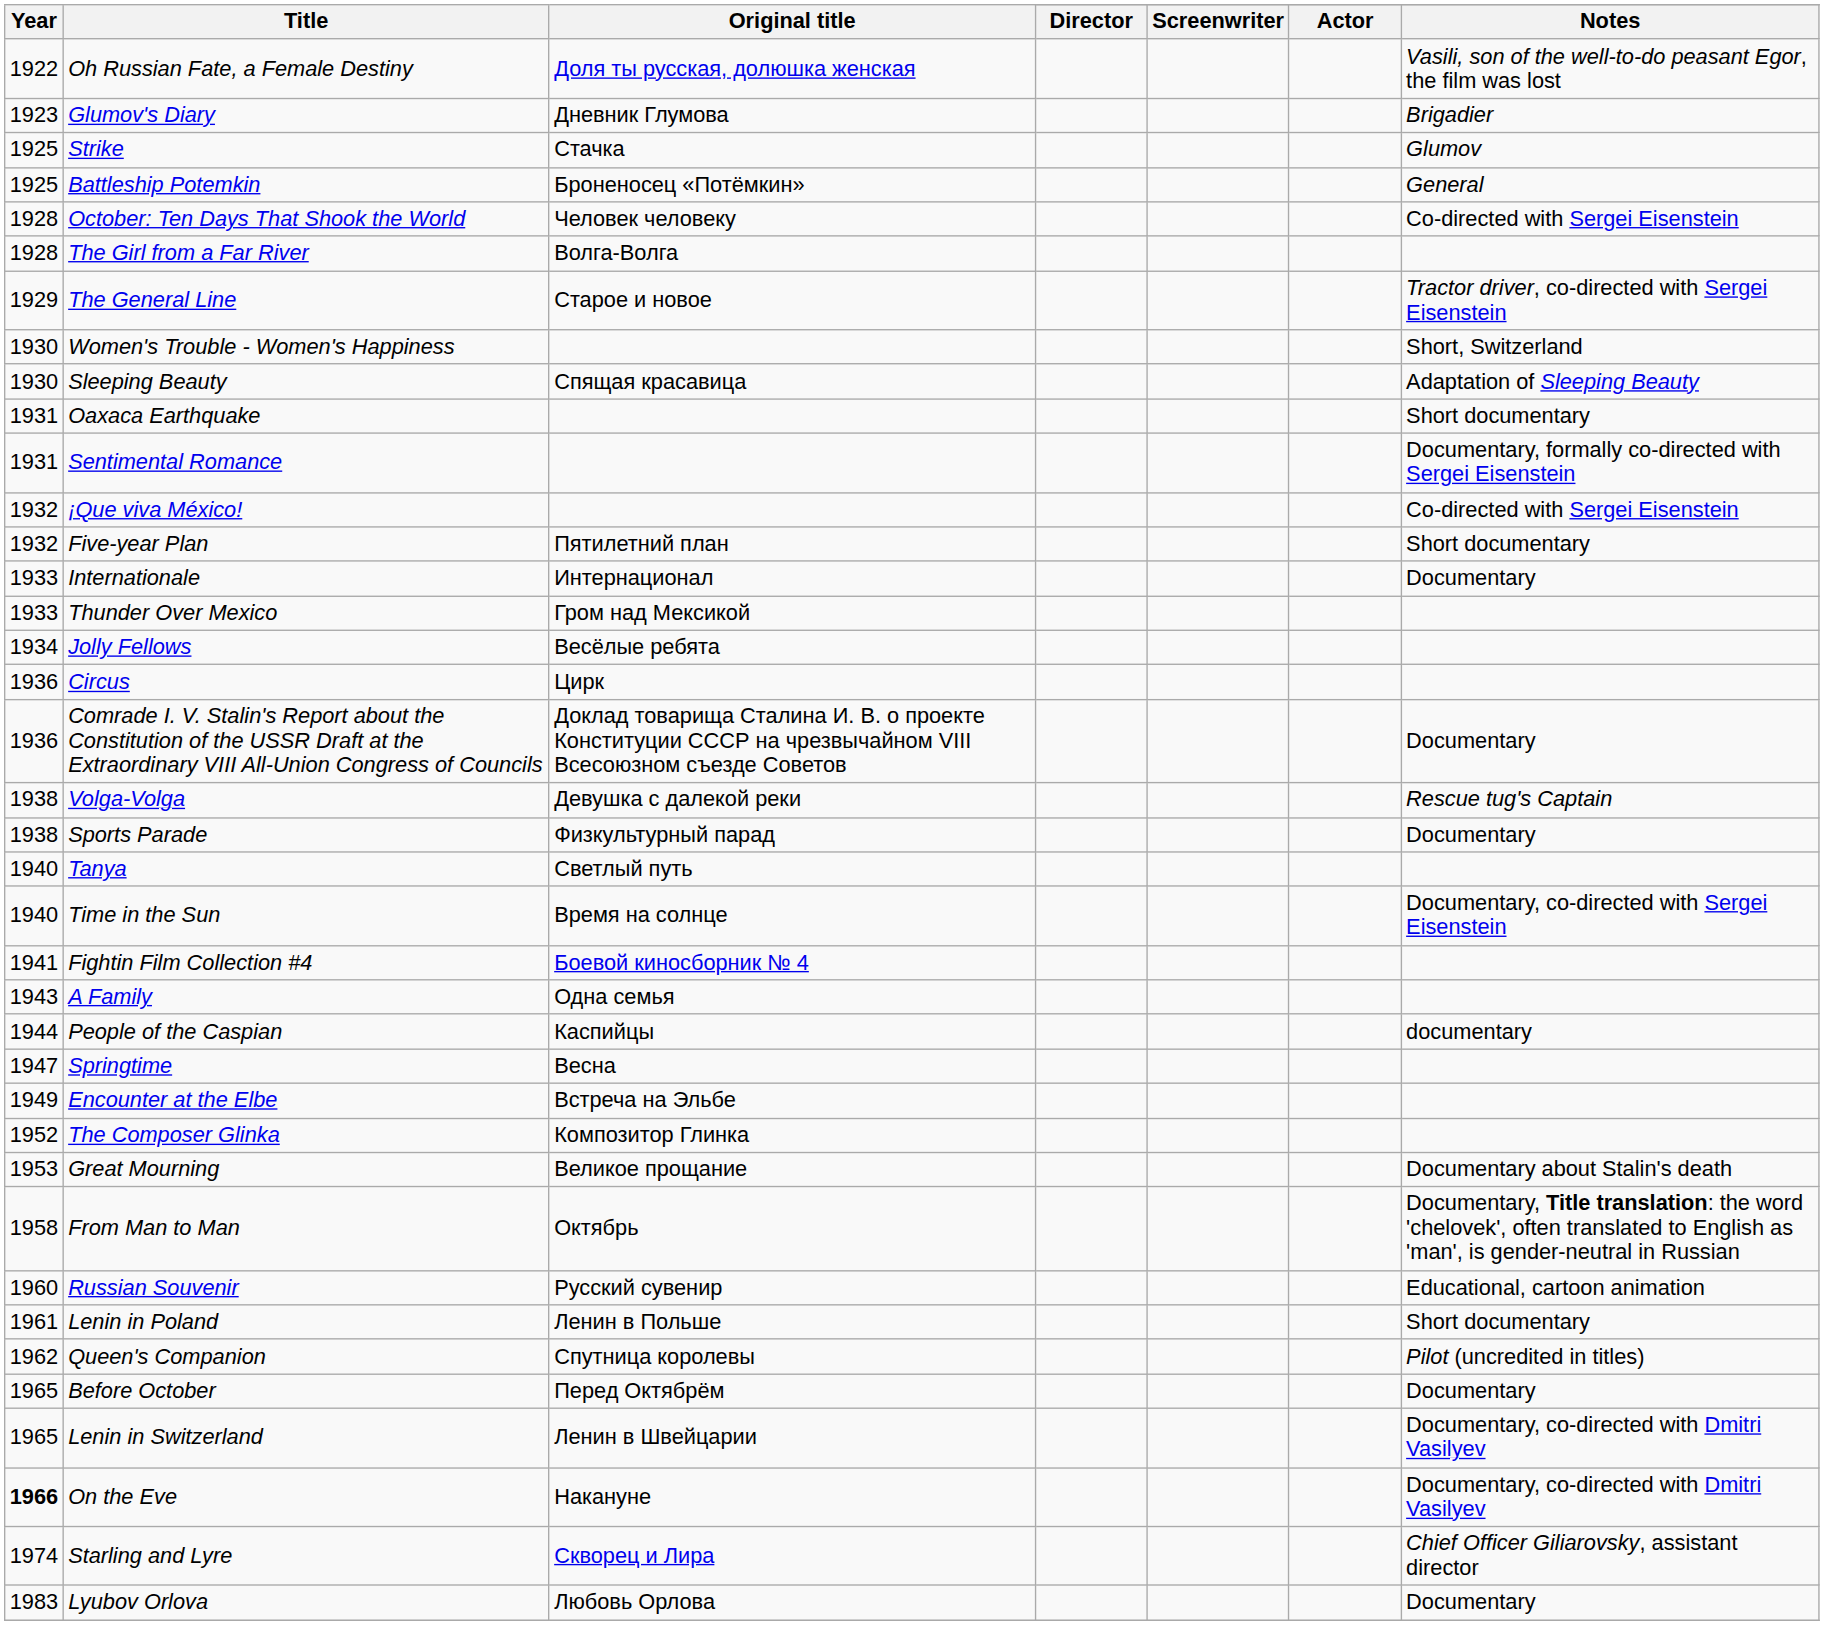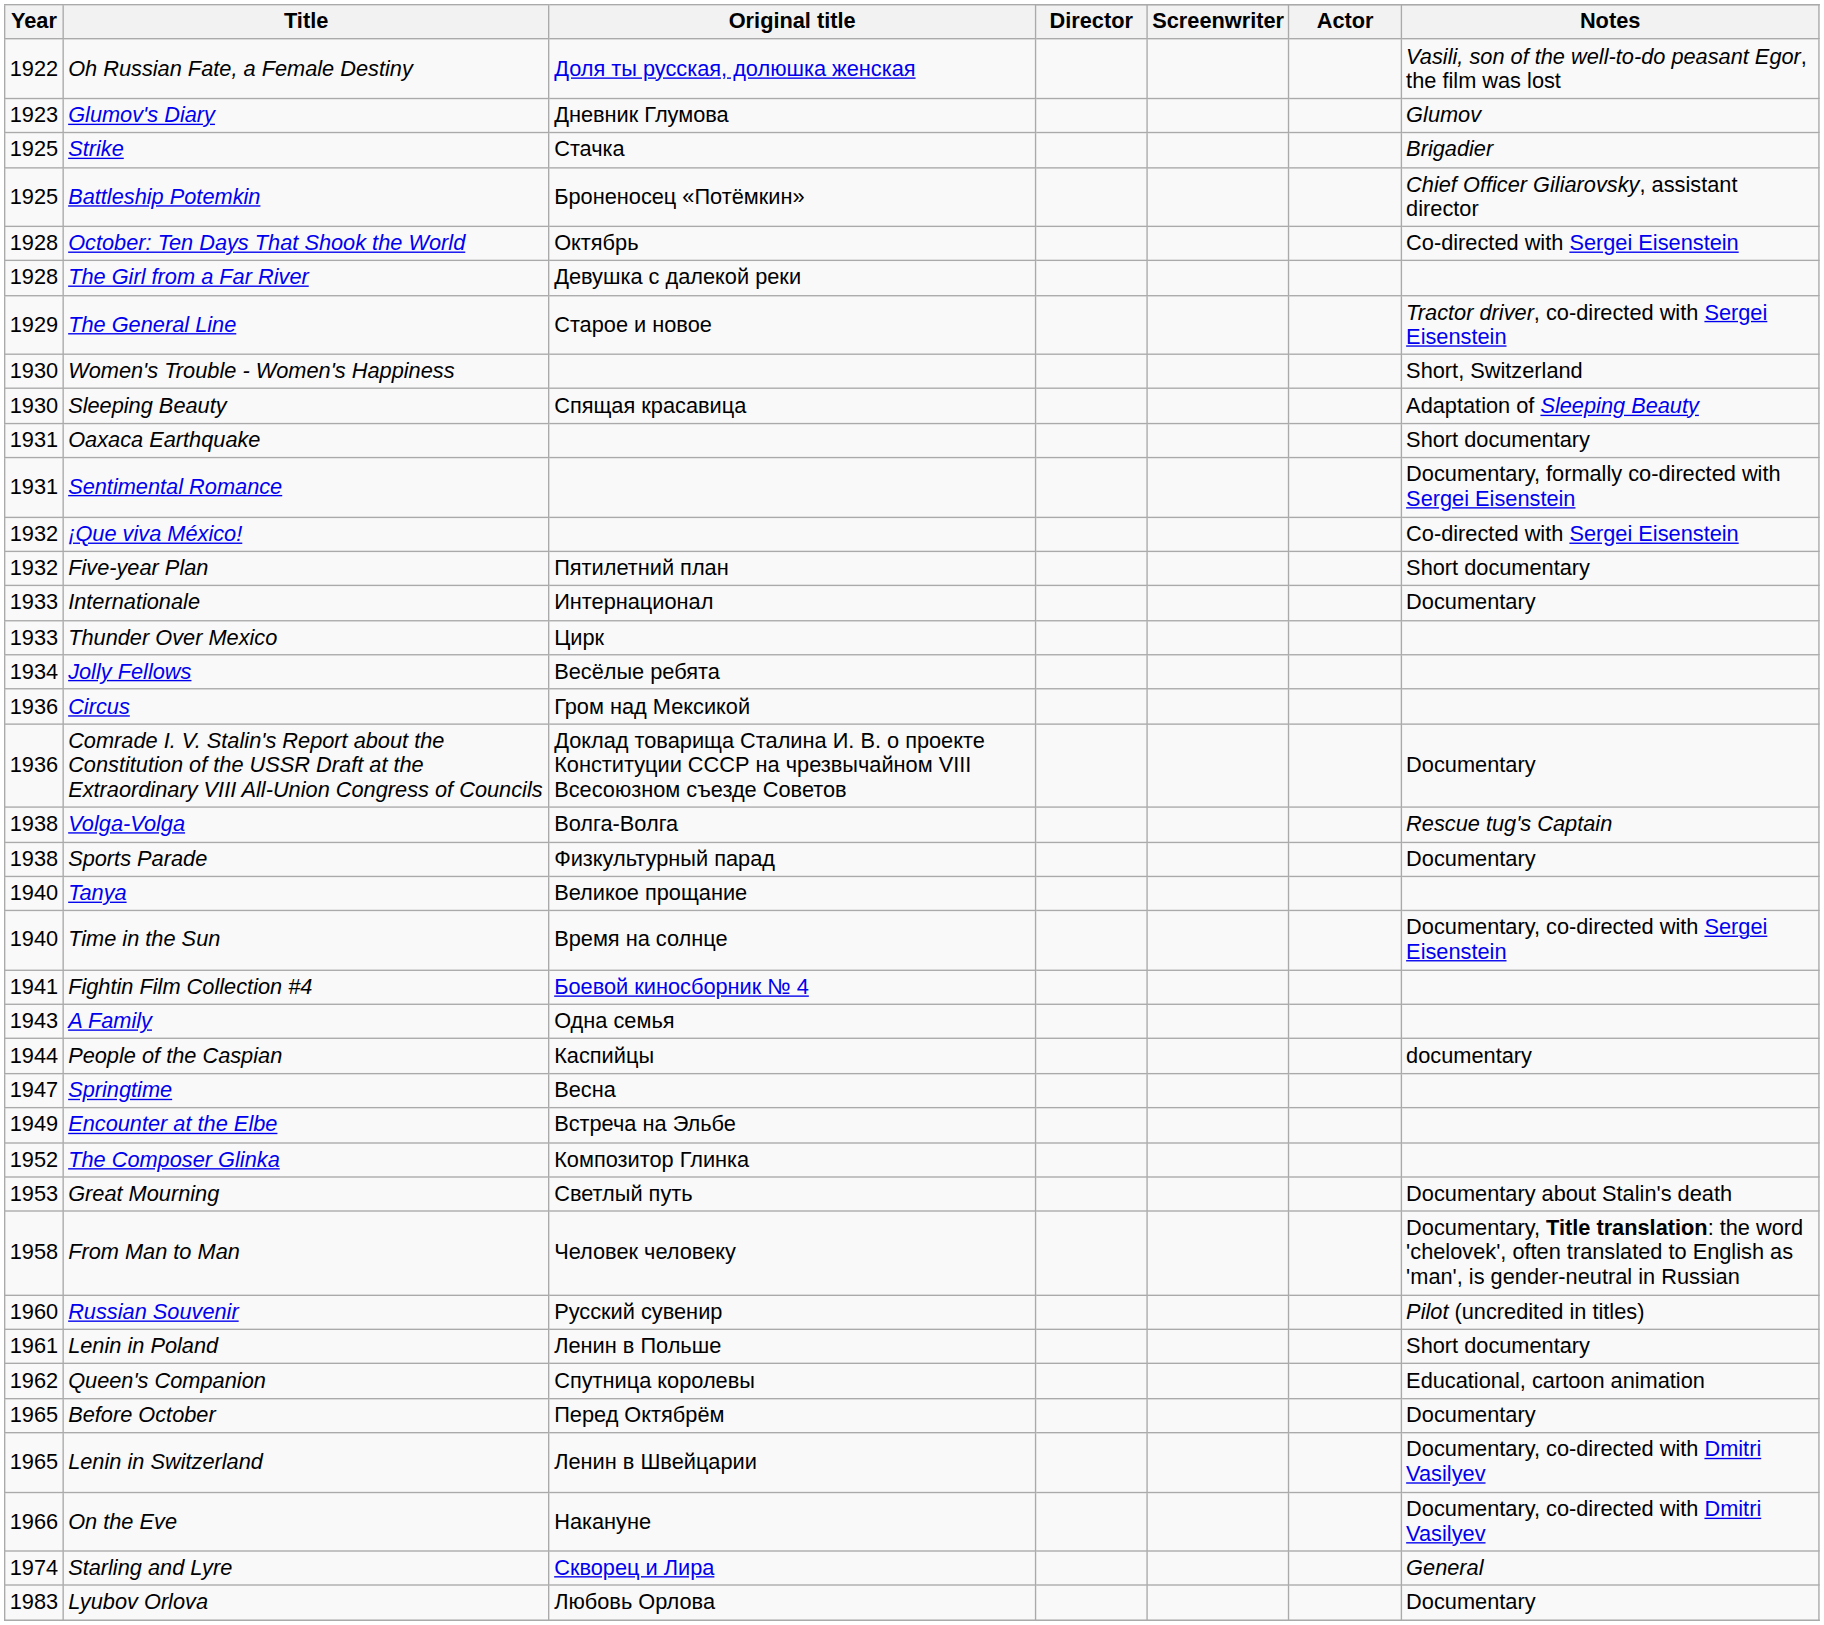(1450, 115) Brigadier -> (1444, 115) Glumov
(1444, 149) Glumov -> (1450, 149) Brigadier
(1445, 184) General -> (1572, 196) Chief Officer Giliarovsky, assistant director
(645, 218) Человек человеку -> (596, 243) Октябрь
(616, 253) Волга-Волга -> (678, 277) Девушка с далекой реки
(652, 612) Гром над Мексикой -> (579, 637) Цирк
(579, 681) Цирк -> (652, 706) Гром над Мексикой
(678, 799) Девушка с далекой реки -> (616, 824) Волга-Волга
(623, 868) Светлый путь -> (651, 893) Великое прощание
(651, 1169) Великое прощание -> (623, 1193) Светлый путь
(596, 1228) Октябрь -> (645, 1252) Человек человеку
(1556, 1287) Educational, cartoon animation -> (1525, 1311) Pilot (uncredited in titles)
(1525, 1356) Pilot (uncredited in titles) -> (1556, 1380) Educational, cartoon animation
(34, 1496) bold -> (34, 1521) normal
(1572, 1555) Chief Officer Giliarovsky, assistant director -> (1445, 1567) General
